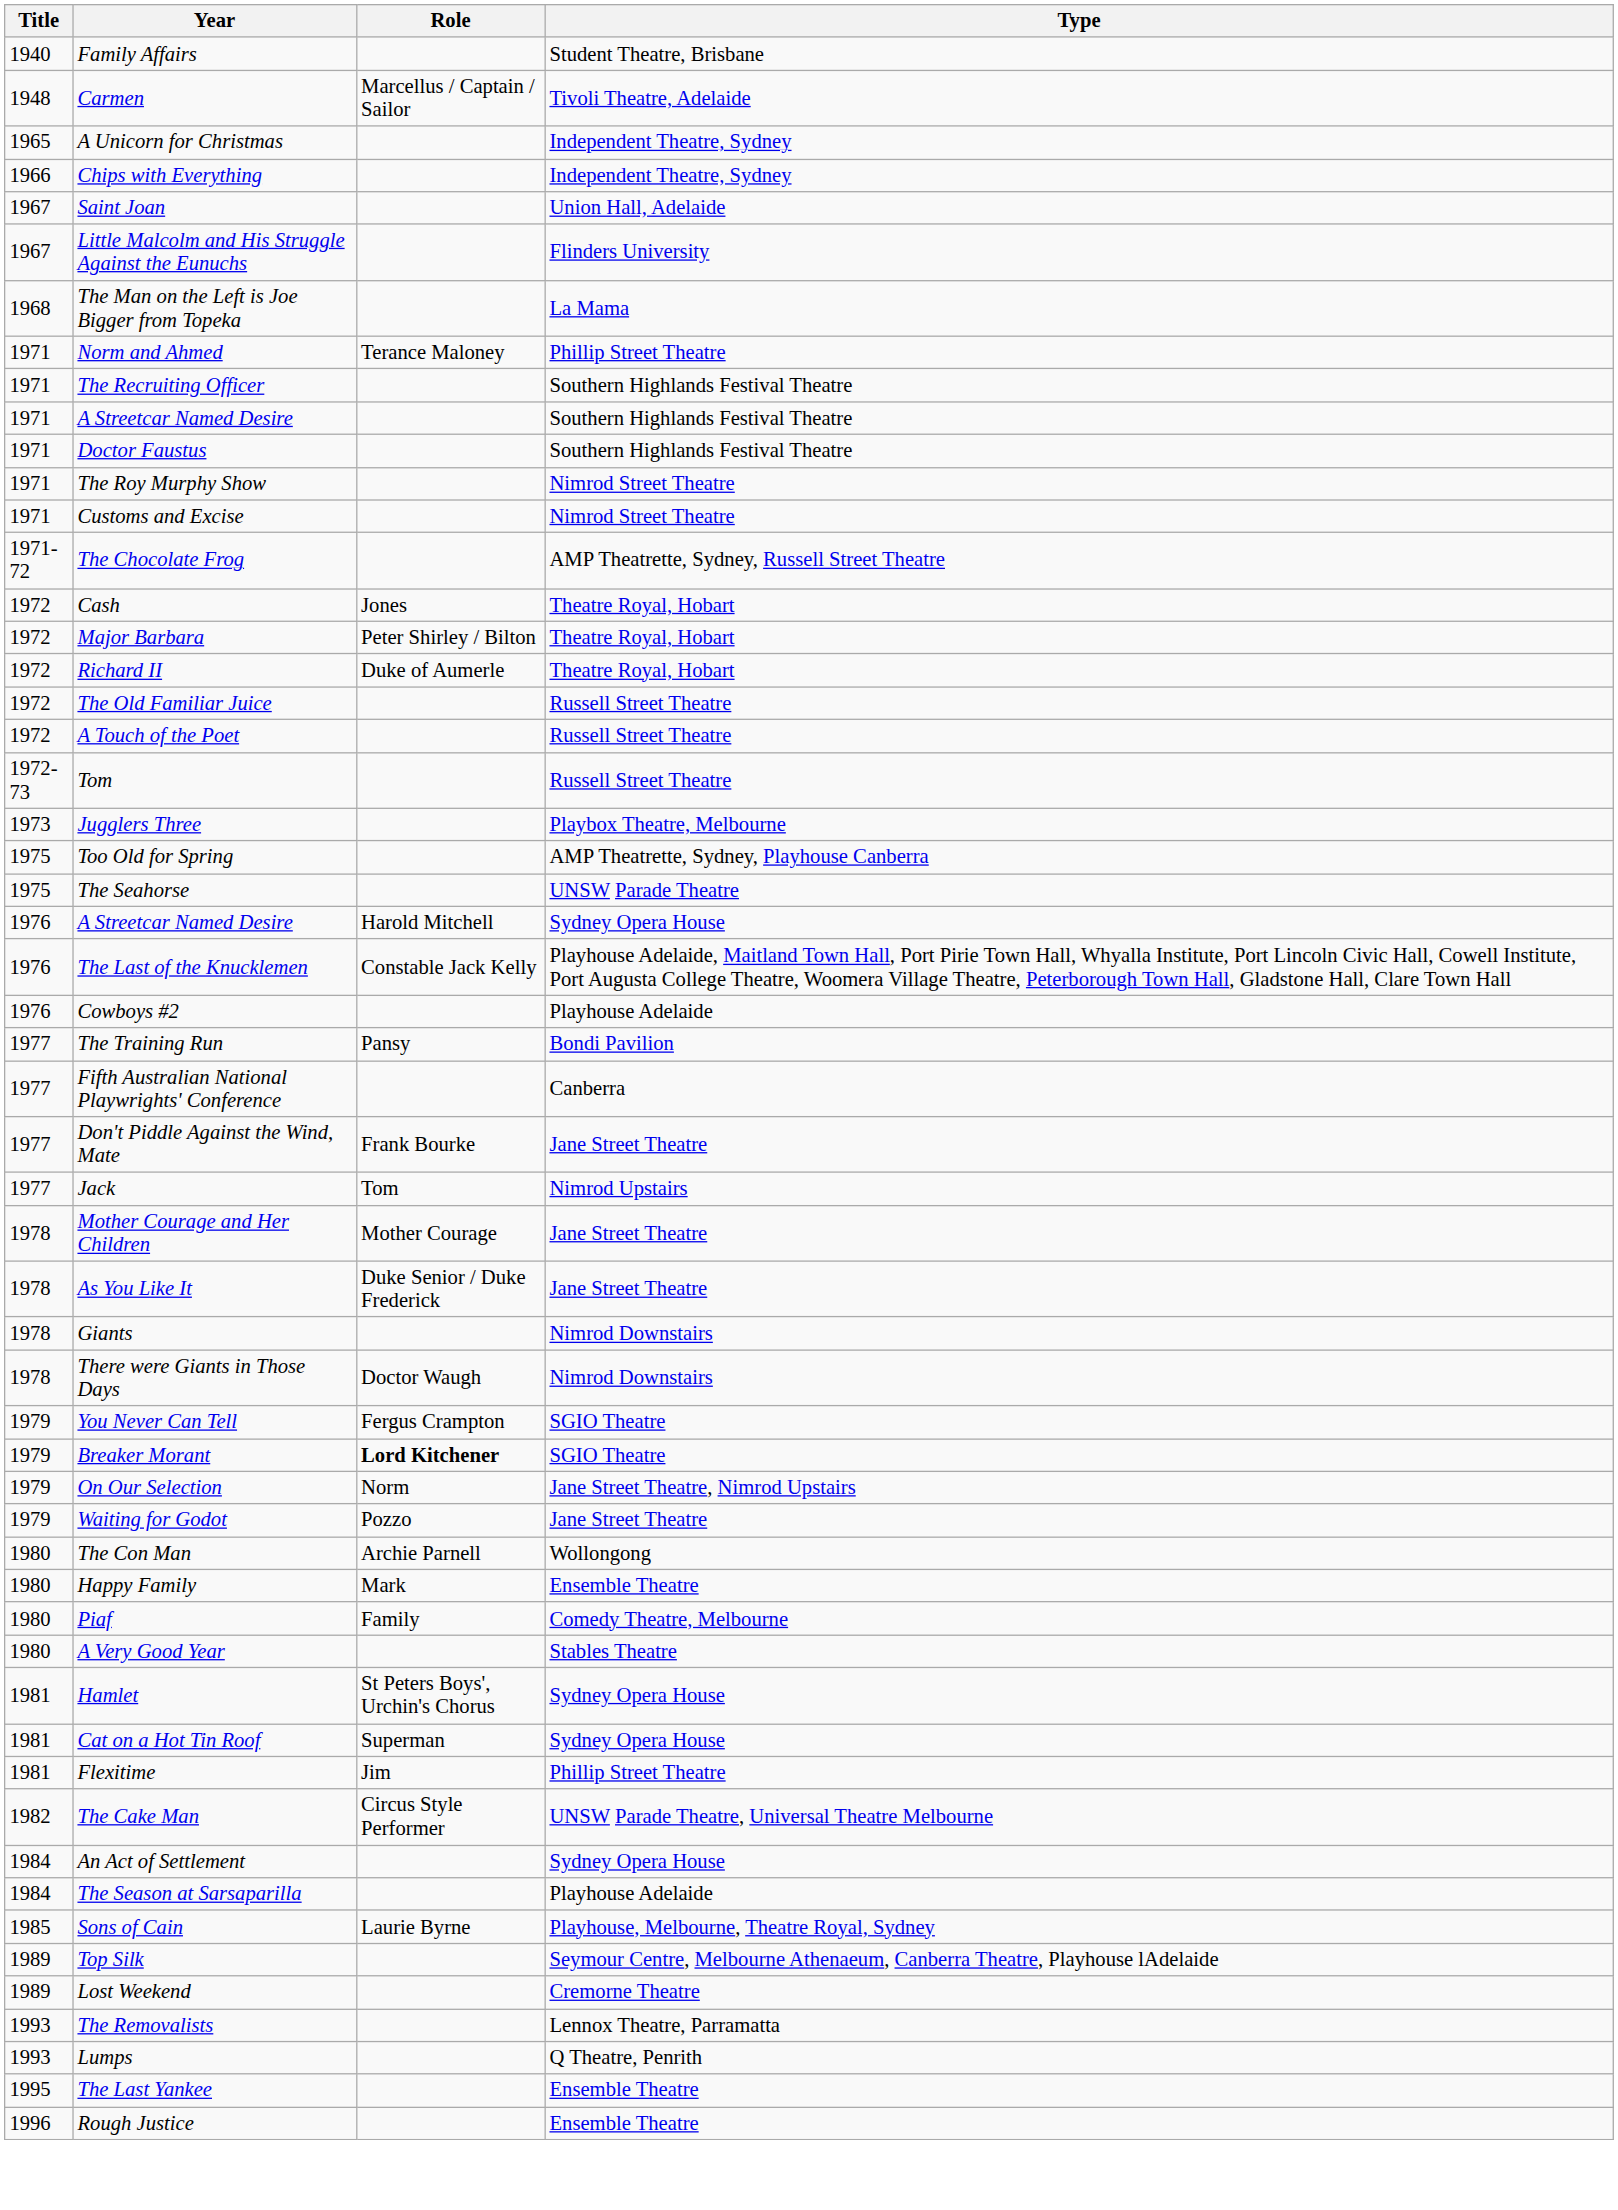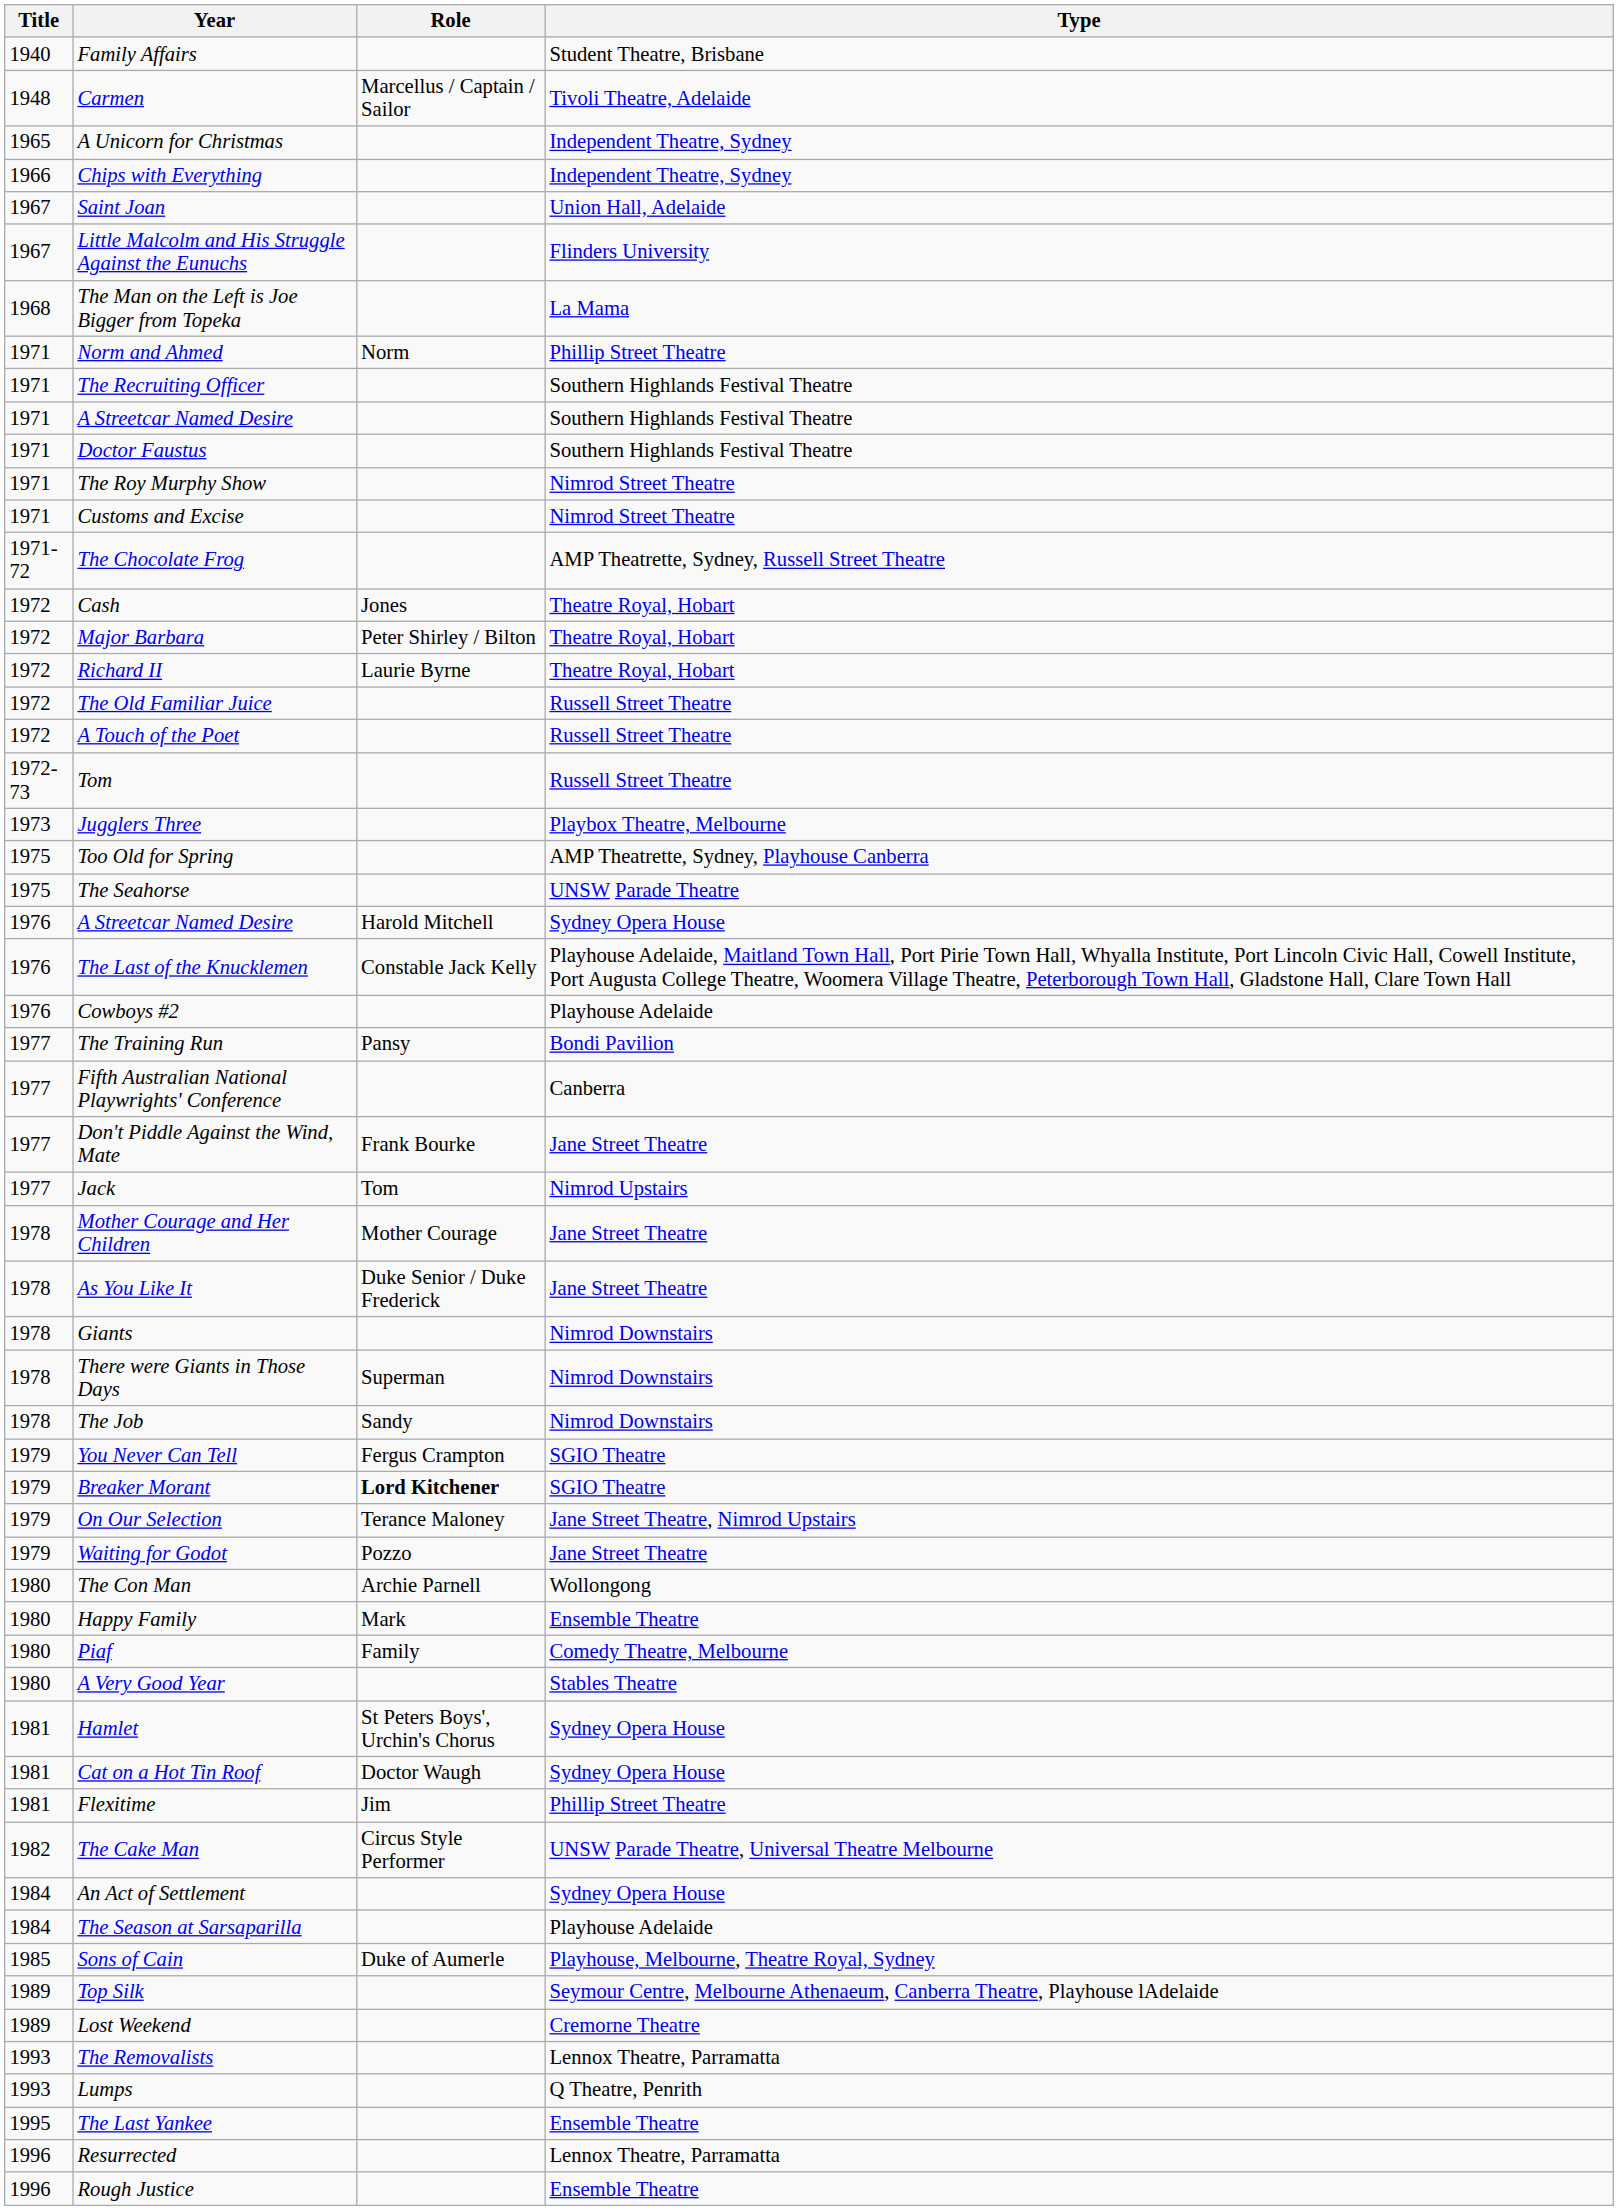(433, 352) Terance Maloney -> (385, 352) Norm
(433, 670) Duke of Aumerle -> (416, 670) Laurie Byrne
(421, 1377) Doctor Waugh -> (403, 1377) Superman
+ row: (110, 1421)
(385, 1487) Norm -> (433, 1520) Terance Maloney
(403, 1739) Superman -> (421, 1772) Doctor Waugh
(416, 1926) Laurie Byrne -> (433, 1959) Duke of Aumerle
+ row: (127, 2155)
